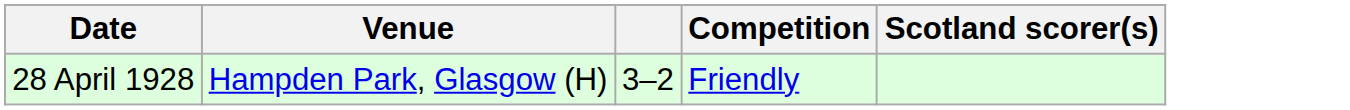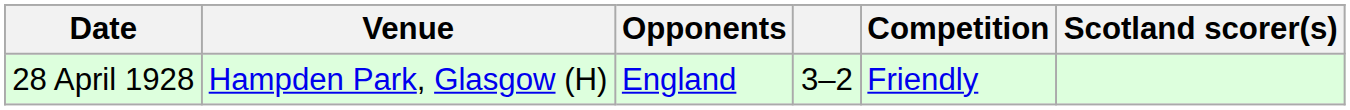+ column: (704, 29)
